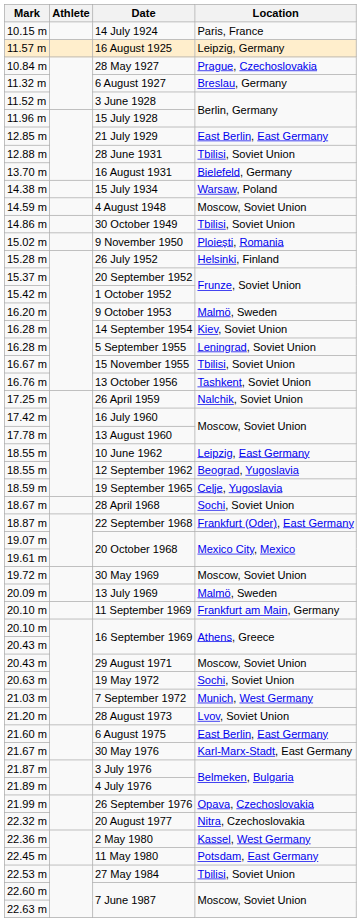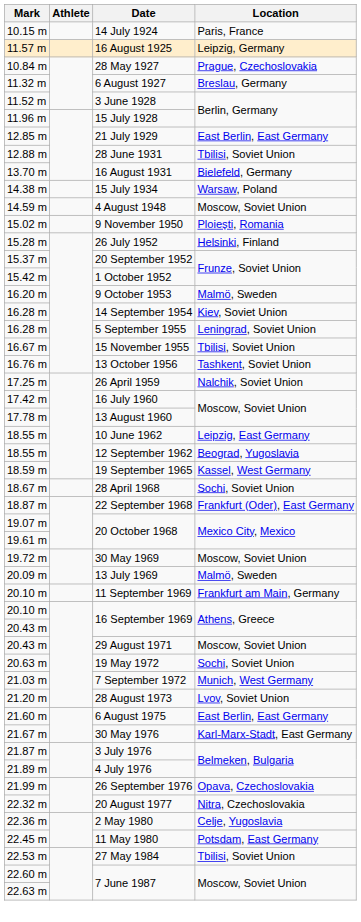- row: (27, 224)
(240, 488) Celje, Yugoslavia -> (254, 470) Kassel, West Germany
(254, 839) Kassel, West Germany -> (240, 821) Celje, Yugoslavia
